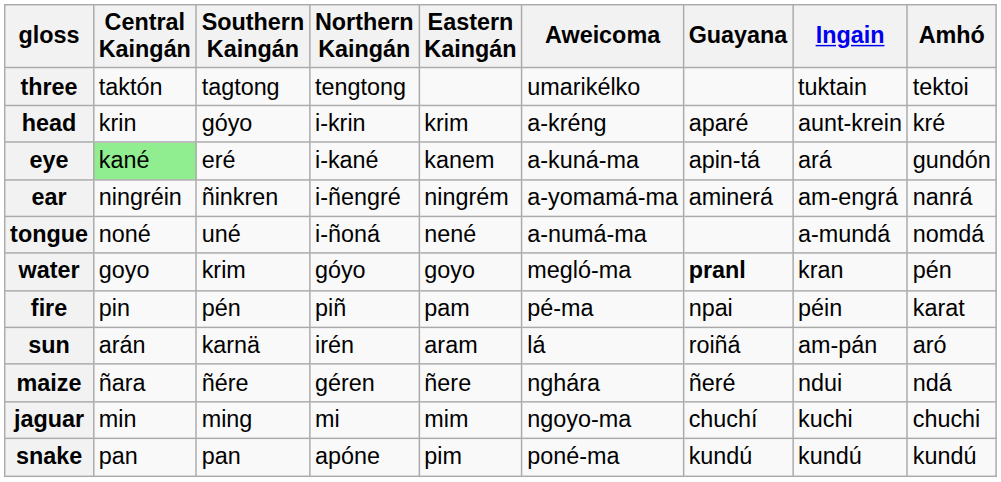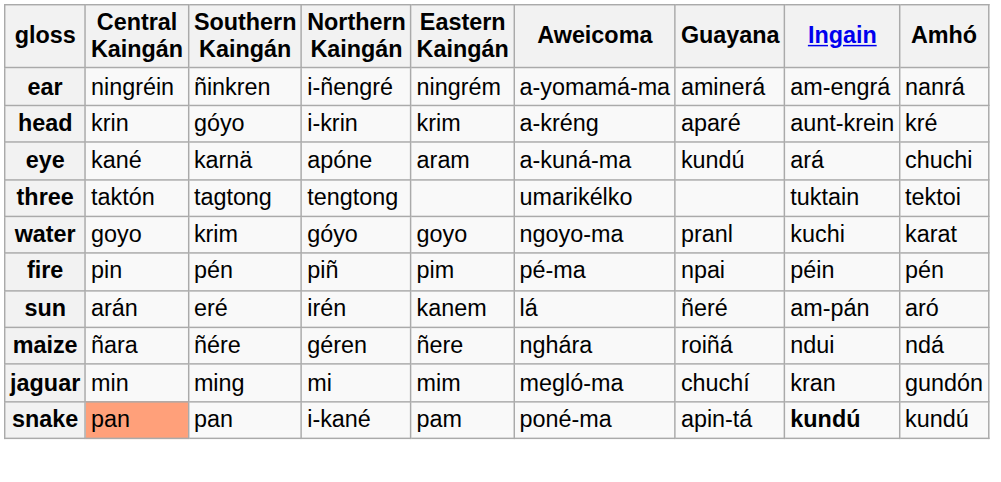rows swapped: (49, 86) <-> (49, 197)
(124, 160) lightgreen background -> (116, 160) no background
(219, 160) eré -> (223, 160) karnä
(347, 160) i-kané -> (340, 160) apóne
(459, 160) kanem -> (443, 160) aram
(724, 160) apin-tá -> (713, 160) kundú
(952, 160) gundón -> (939, 160) chuchi
- row: (49, 234)
(579, 271) megló-ma -> (571, 234) ngoyo-ma
(717, 271) bold -> (707, 234) normal
(821, 271) kran -> (818, 234) kuchi
(932, 271) pén -> (931, 234) karat
(447, 308) pam -> (435, 271) pim
(939, 308) karat -> (924, 271) pén
(231, 345) karnä -> (211, 308) eré
(451, 345) aram -> (452, 308) kanem
(715, 345) roiñá -> (704, 308) ñeré
(712, 382) ñeré -> (707, 345) roiñá
(579, 419) ngoyo-ma -> (571, 382) megló-ma
(825, 419) kuchi -> (813, 382) kran
(947, 419) chuchi -> (944, 382) gundón
(118, 456) no background -> (110, 419) lightsalmon background
(347, 456) apóne -> (339, 419) i-kané
(443, 456) pim -> (439, 419) pam
(720, 456) kundú -> (717, 419) apin-tá
(830, 456) normal -> (825, 419) bold
